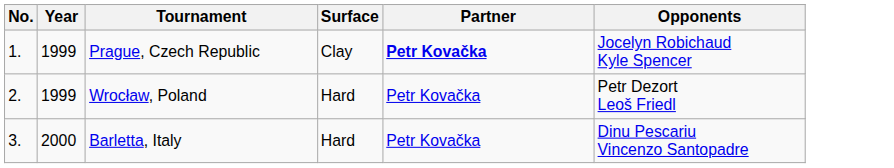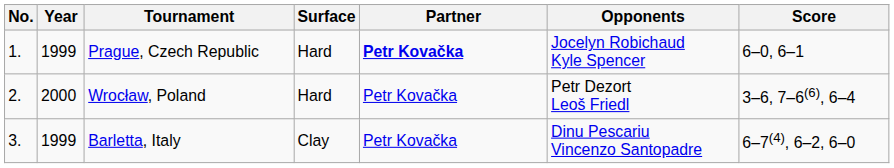+ column: (814, 16)
(337, 51) Clay -> (315, 51) Hard
(59, 95) 1999 -> (59, 95) 2000
(59, 139) 2000 -> (59, 139) 1999
(338, 139) Hard -> (313, 139) Clay
